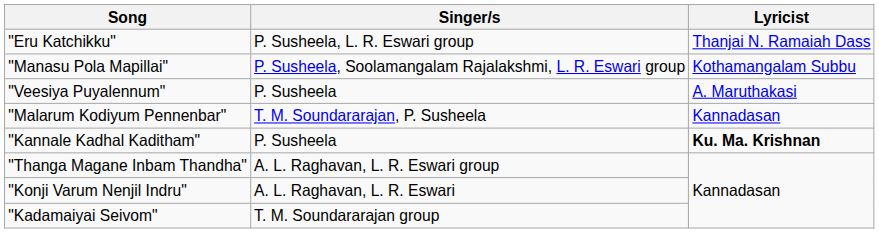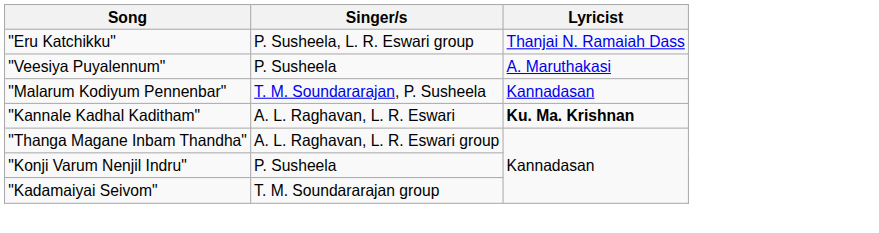- row: (88, 67)
(295, 141) P. Susheela -> (355, 116) A. L. Raghavan, L. R. Eswari
(355, 191) A. L. Raghavan, L. R. Eswari -> (295, 166) P. Susheela
